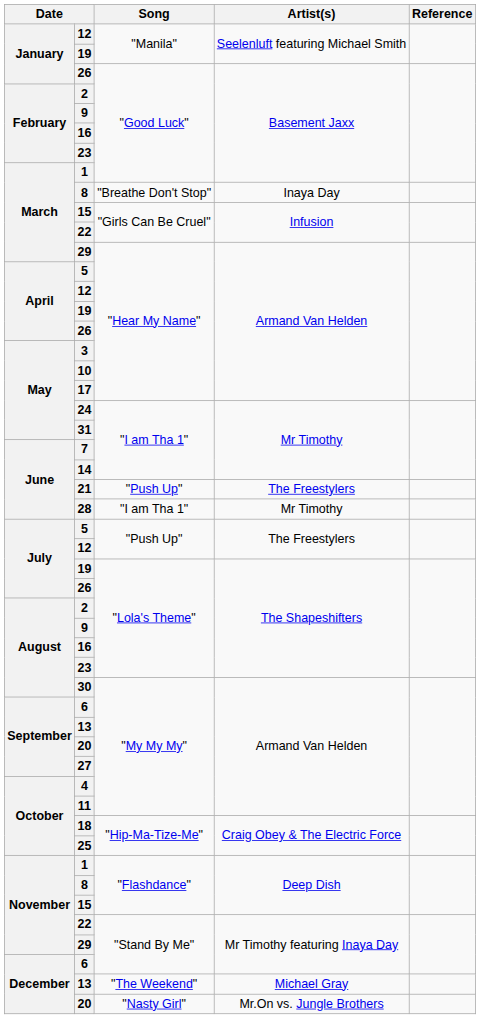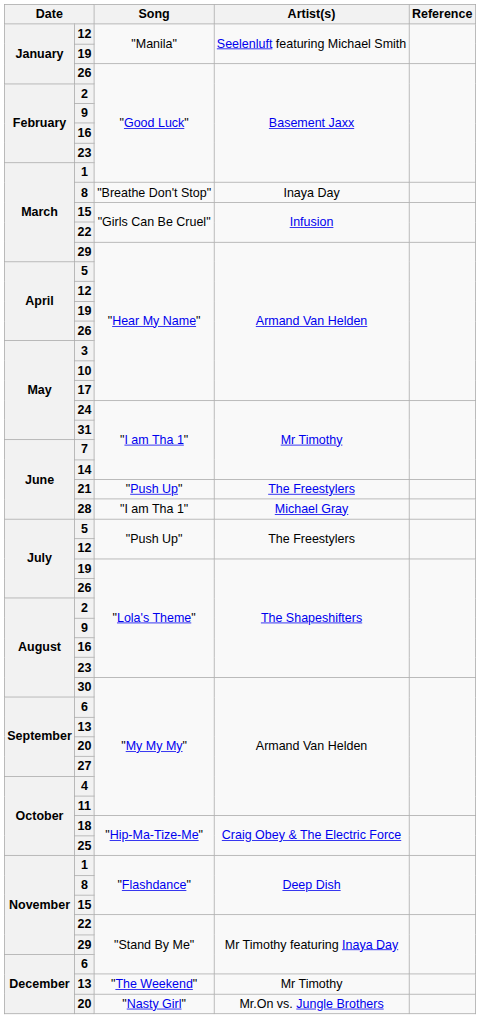(312, 509) Mr Timothy -> (312, 509) Michael Gray
(312, 984) Michael Gray -> (312, 984) Mr Timothy
